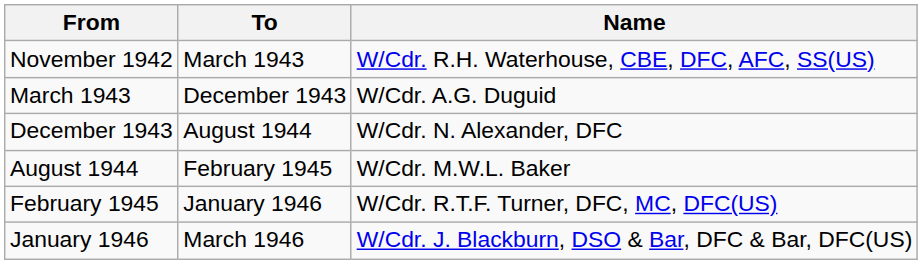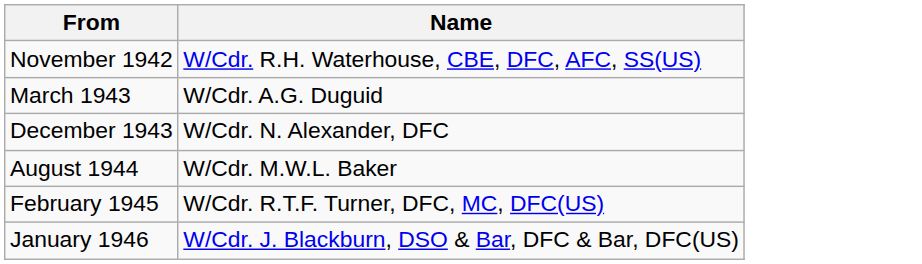- column: (265, 22)
